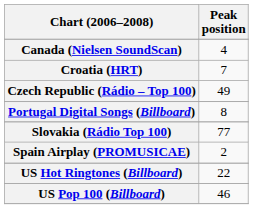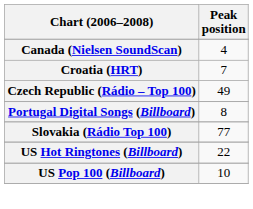- row: (102, 152)
(224, 193) 46 -> (224, 173) 10
